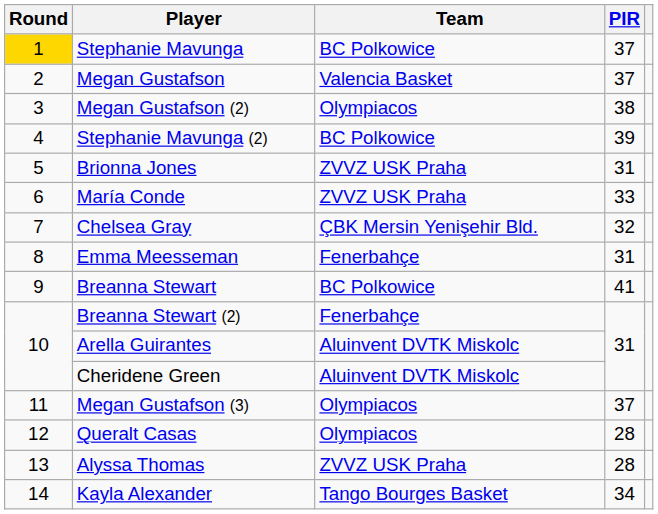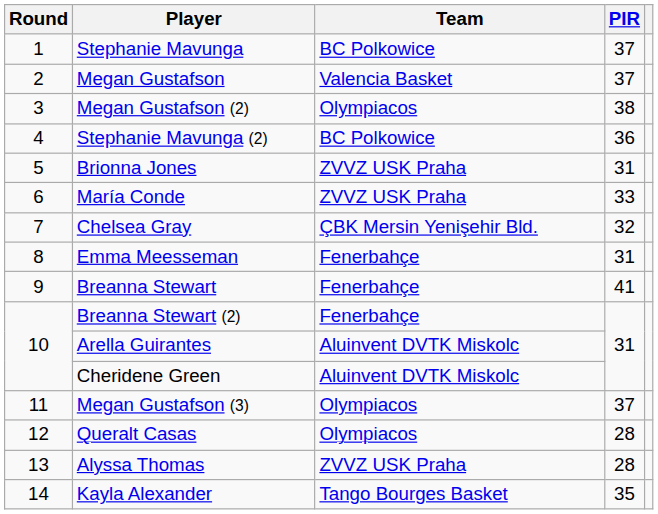(39, 49) gold background -> (39, 49) no background
(624, 138) 39 -> (624, 138) 36
(377, 286) BC Polkowice -> (369, 286) Fenerbahçe
(624, 494) 34 -> (624, 494) 35
